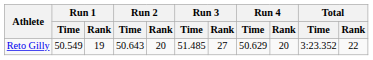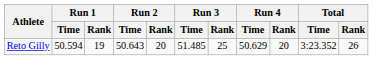(68, 47) 50.549 -> (68, 47) 50.594
(222, 47) 27 -> (222, 47) 25
(353, 47) 22 -> (353, 47) 26
